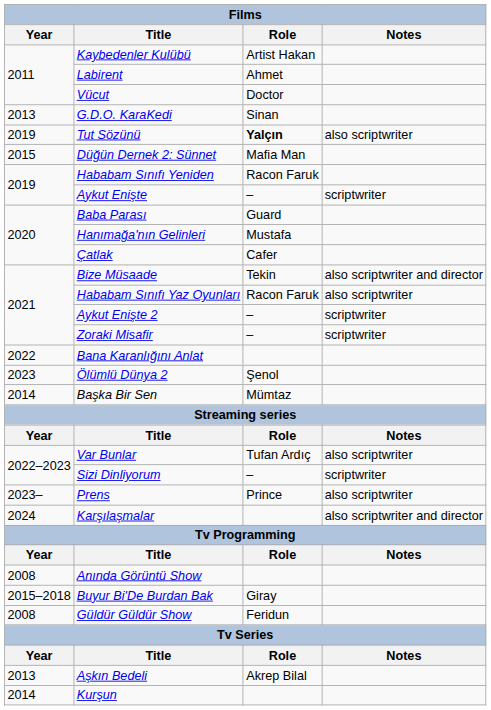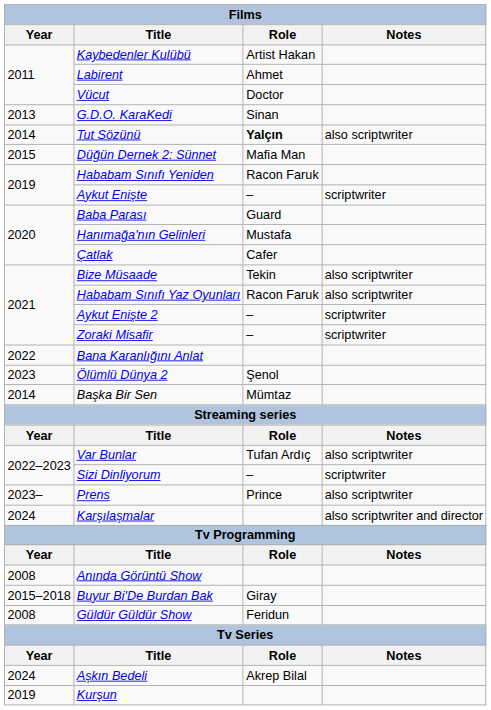(21, 135) 2019 -> (21, 135) 2014
(404, 275) also scriptwriter and director -> (369, 275) also scriptwriter
(21, 676) 2013 -> (21, 676) 2024
(21, 696) 2014 -> (21, 696) 2019
